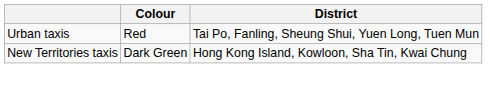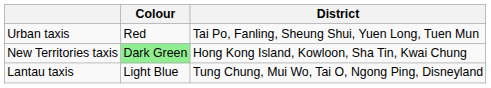(155, 53) no background -> (155, 53) lightgreen background
+ row: (40, 72)
